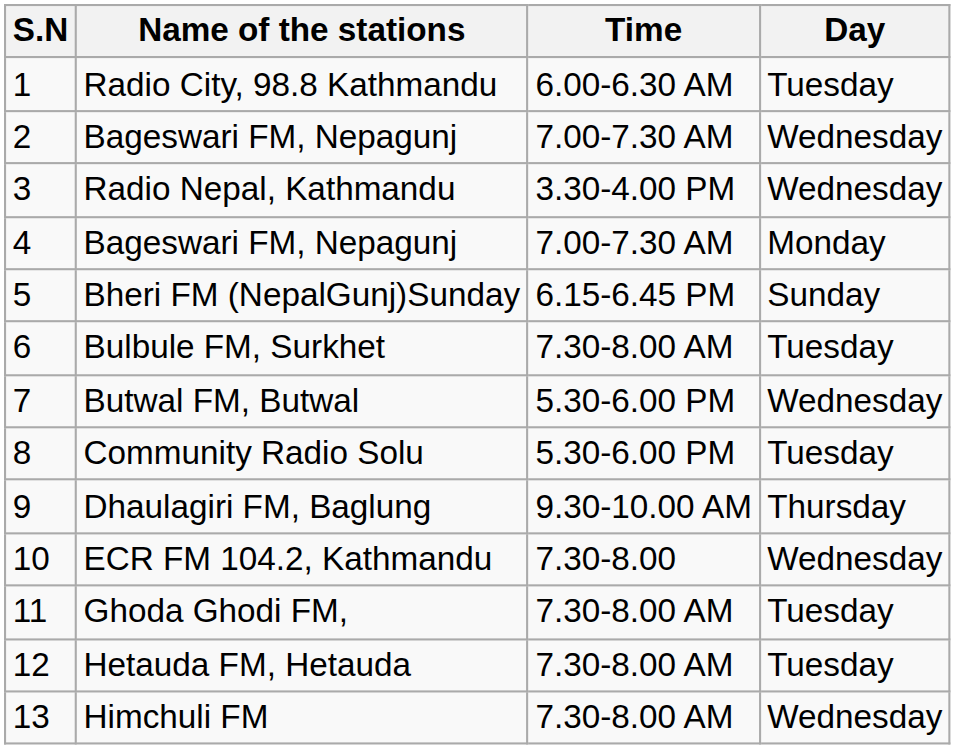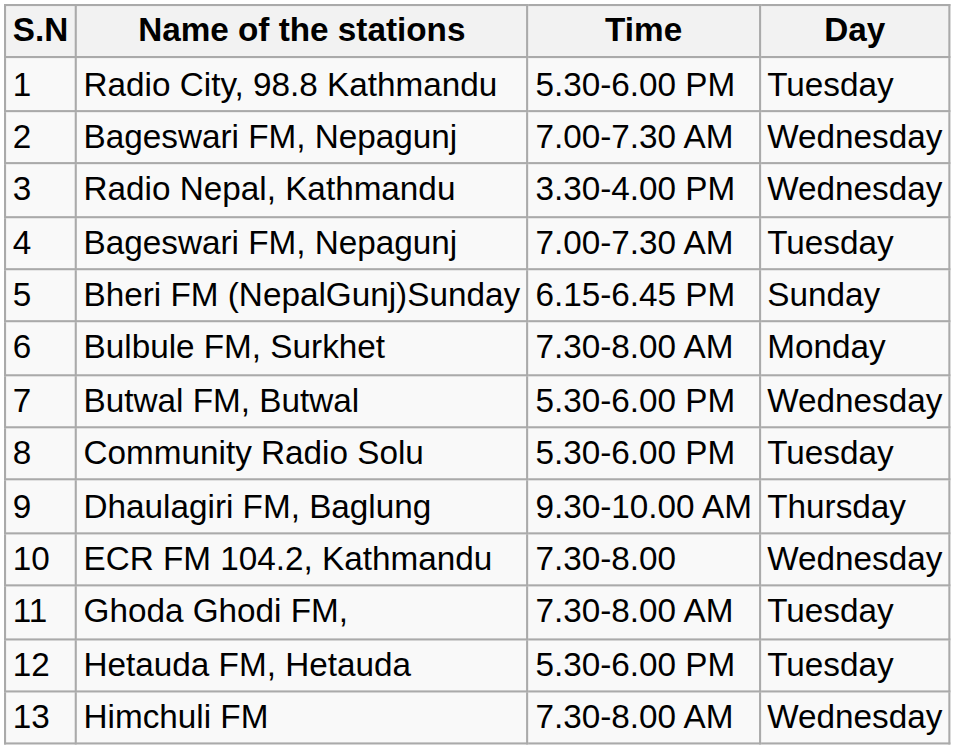(634, 83) 6.00-6.30 AM -> (635, 83) 5.30-6.00 PM
(826, 242) Monday -> (830, 242) Tuesday
(830, 347) Tuesday -> (826, 347) Monday
(634, 664) 7.30-8.00 AM -> (635, 664) 5.30-6.00 PM
